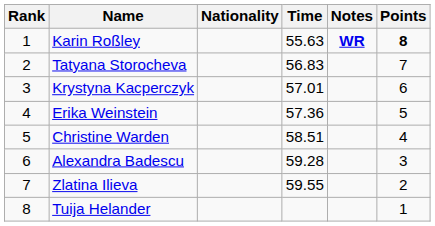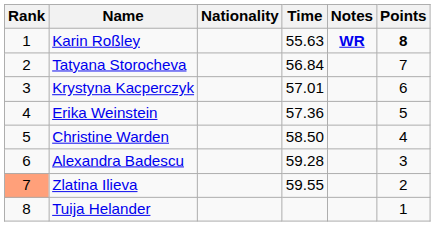(305, 64) 56.83 -> (305, 64) 56.84
(305, 137) 58.51 -> (305, 137) 58.50
(27, 185) no background -> (27, 185) lightsalmon background
